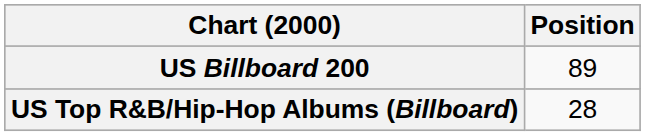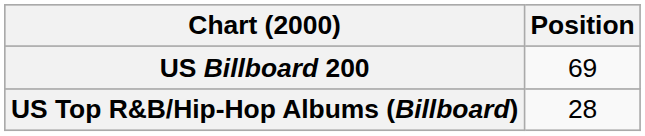(583, 67) 89 -> (583, 67) 69
